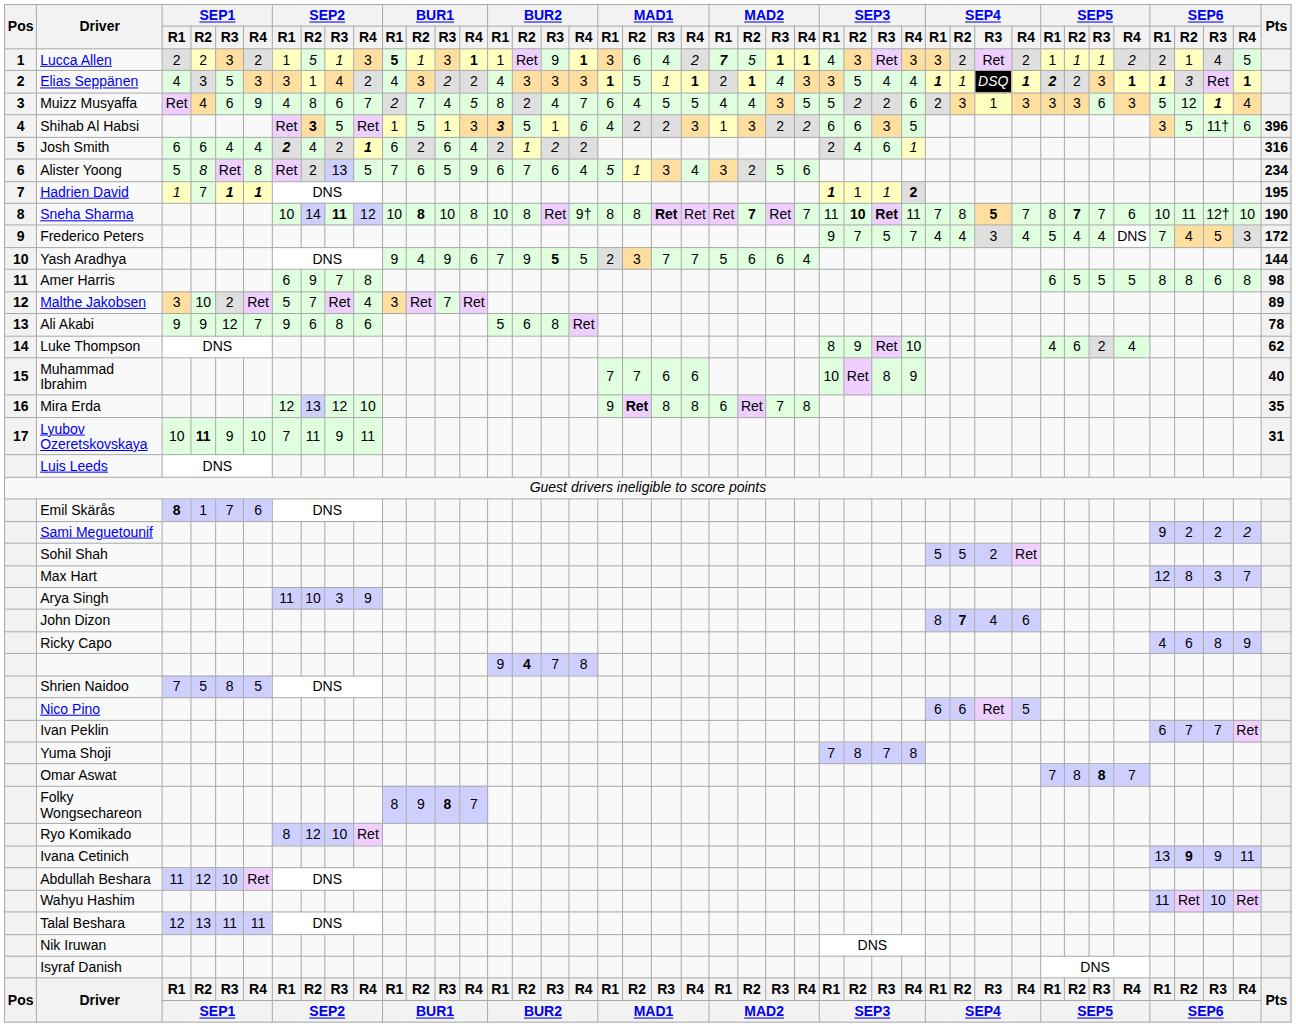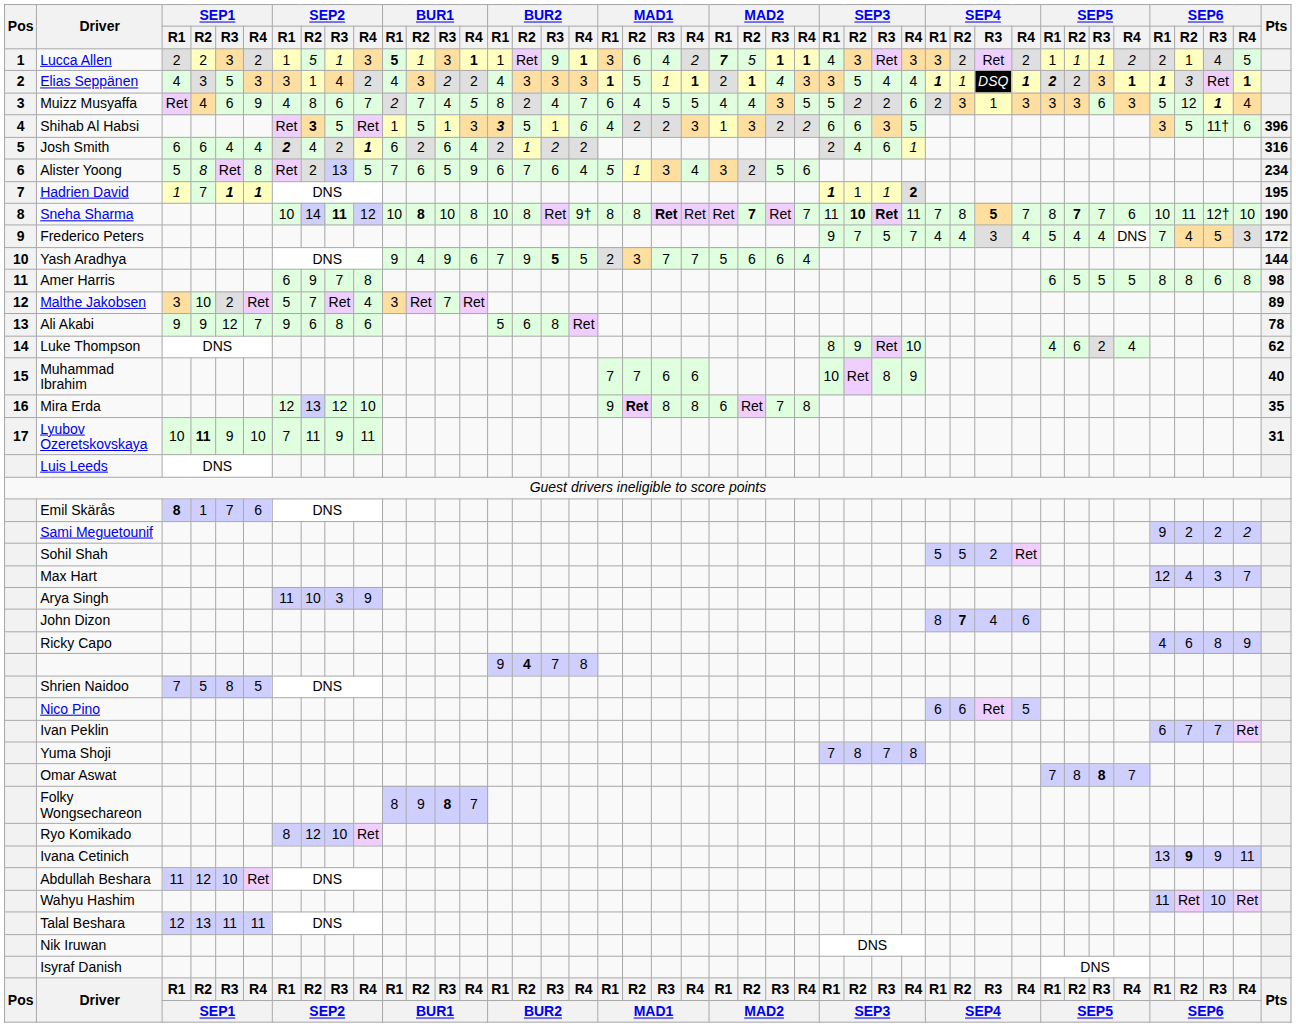(1189, 576) 8 -> (1189, 576) 4
